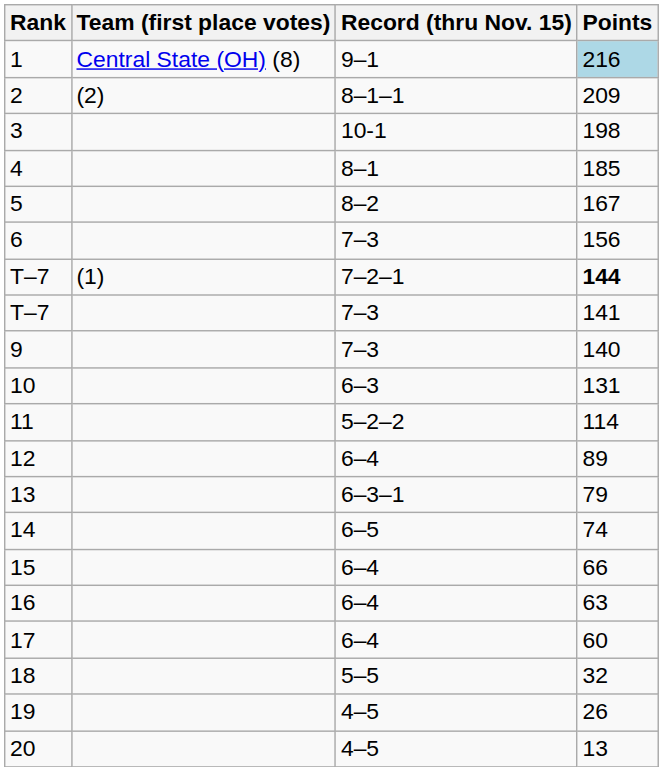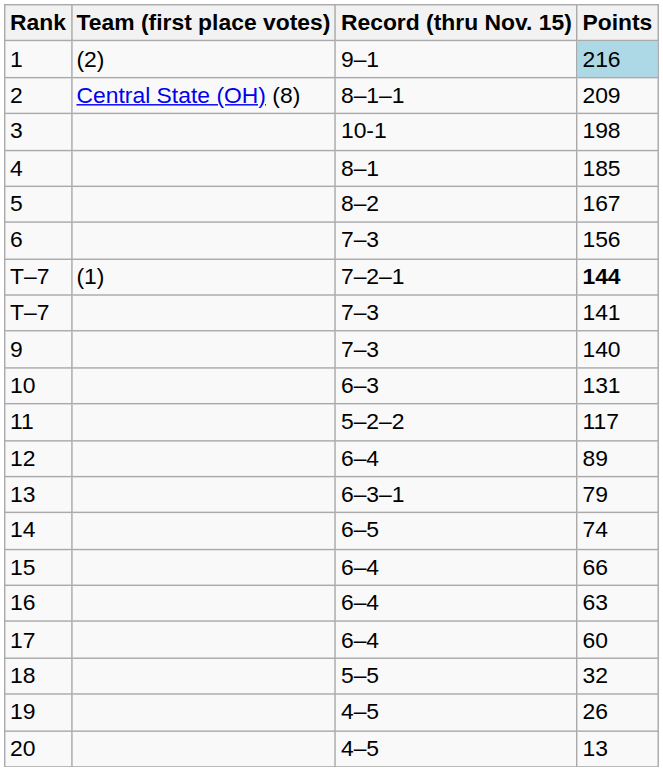(188, 58) Central State (OH) (8) -> (90, 58) (2)
(90, 95) (2) -> (188, 95) Central State (OH) (8)
(601, 421) 114 -> (601, 421) 117
